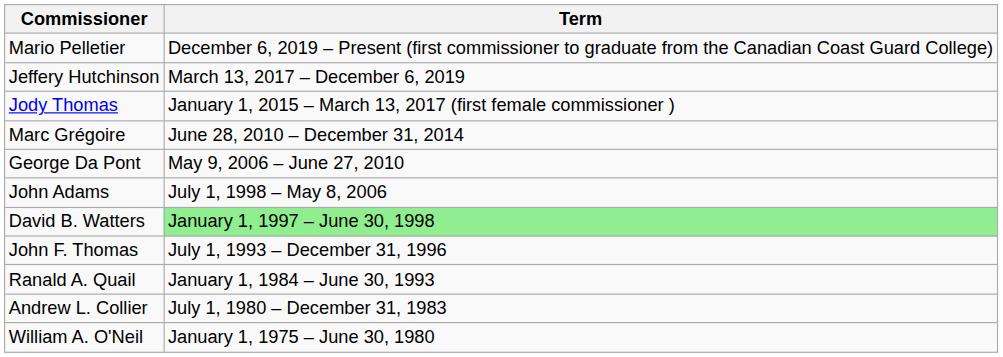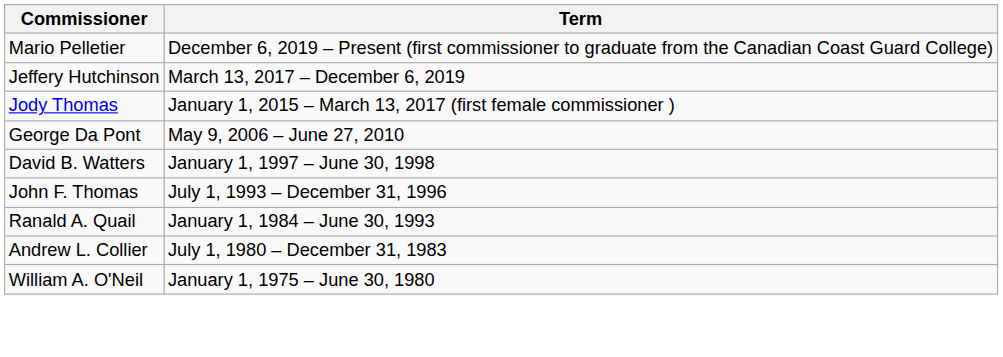- row: (67, 134)
- row: (59, 192)
(301, 221) lightgreen background -> (301, 163) no background
